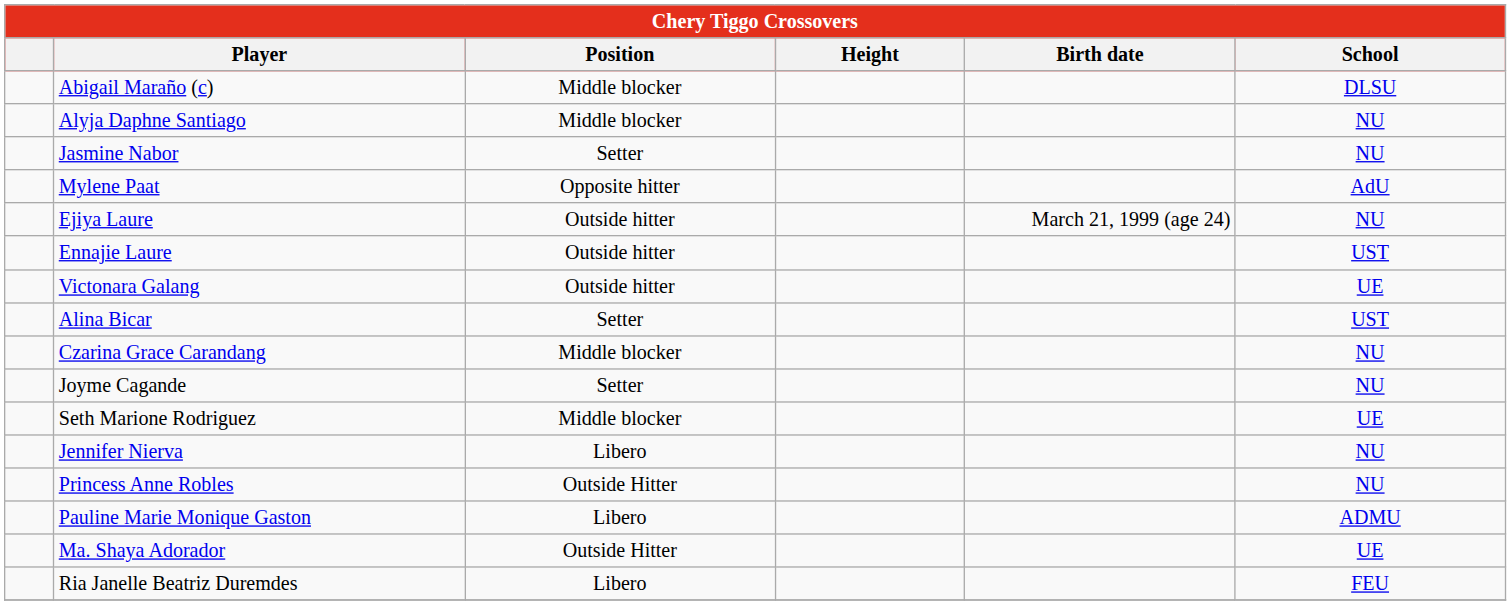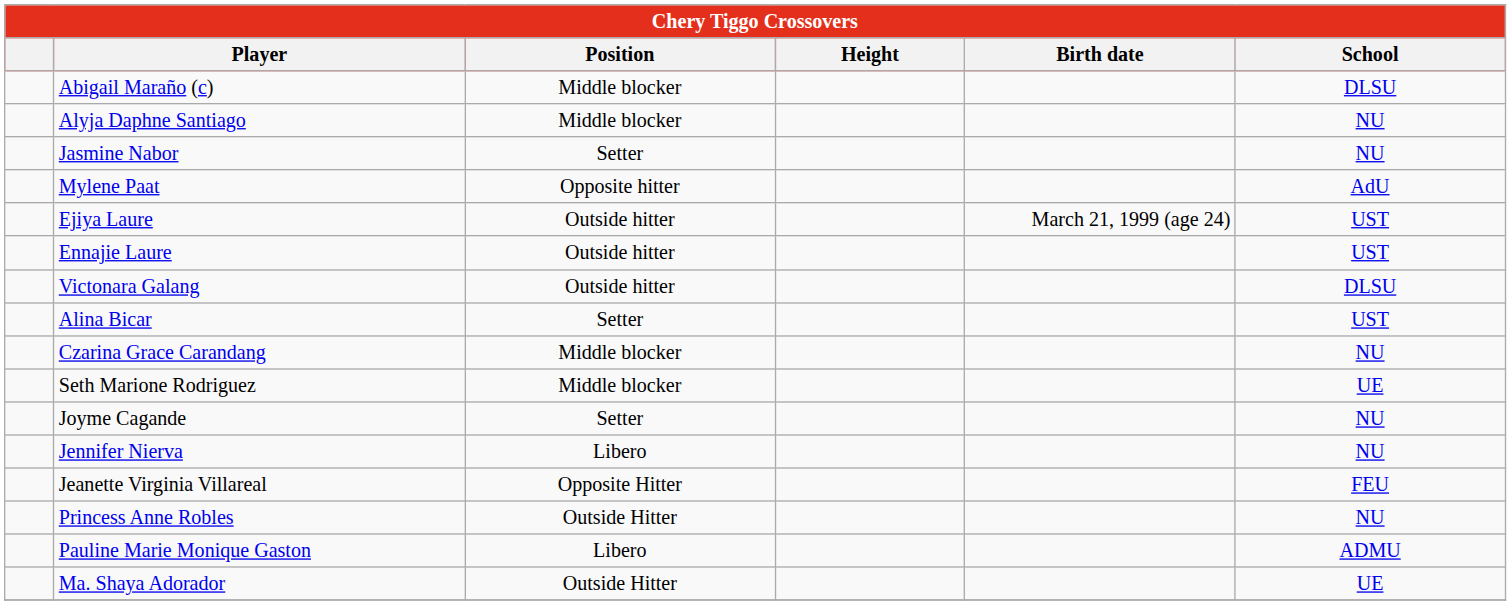(1370, 219) NU -> (1370, 219) UST
(1370, 285) UE -> (1370, 285) DLSU
rows swapped: (157, 418) <-> (123, 385)
+ row: (163, 484)
- row: (178, 583)
